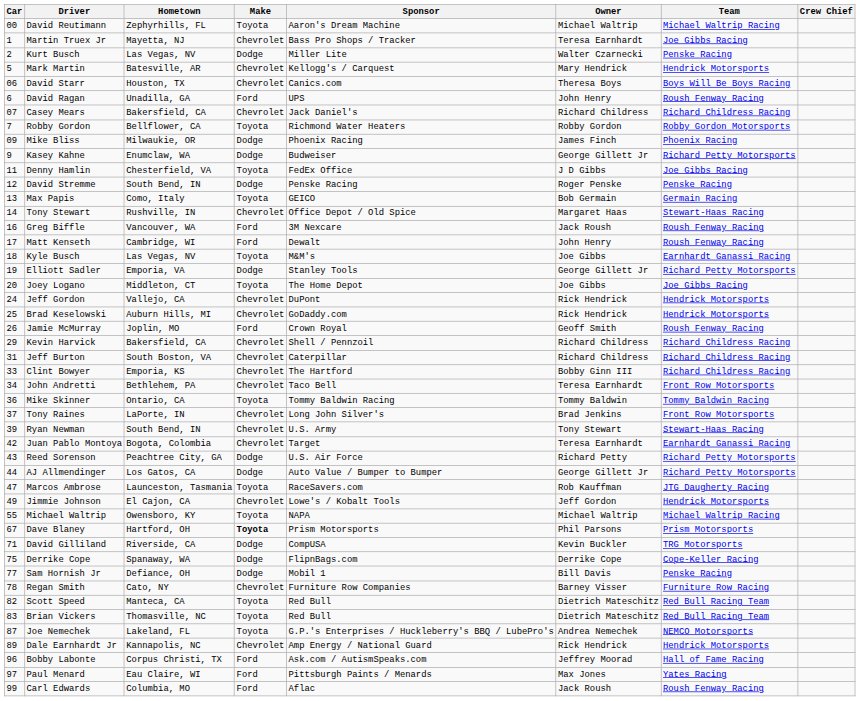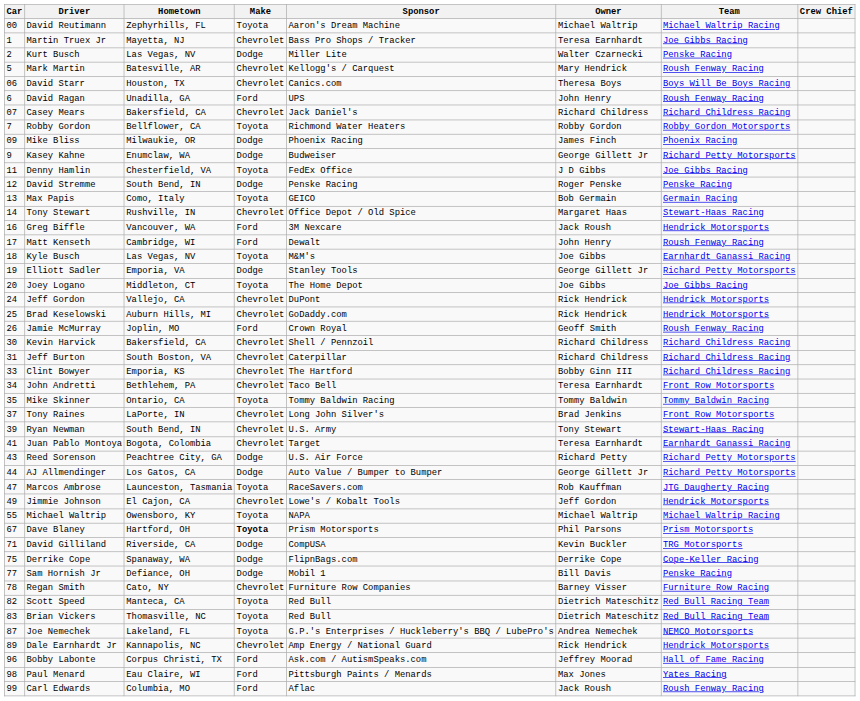(716, 69) Hendrick Motorsports -> (713, 69) Roush Fenway Racing
(713, 228) Roush Fenway Racing -> (716, 228) Hendrick Motorsports
(12, 343) 29 -> (12, 343) 30
(12, 401) 36 -> (12, 401) 35
(12, 444) 42 -> (12, 444) 41
(12, 674) 97 -> (12, 674) 98
